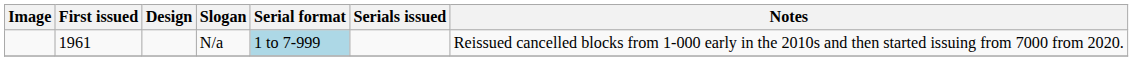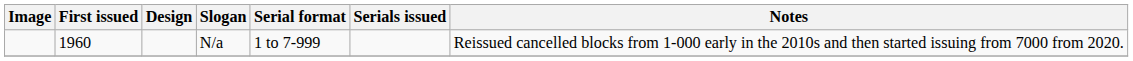(75, 42) 1961 -> (75, 42) 1960
(287, 42) lightblue background -> (287, 42) no background
